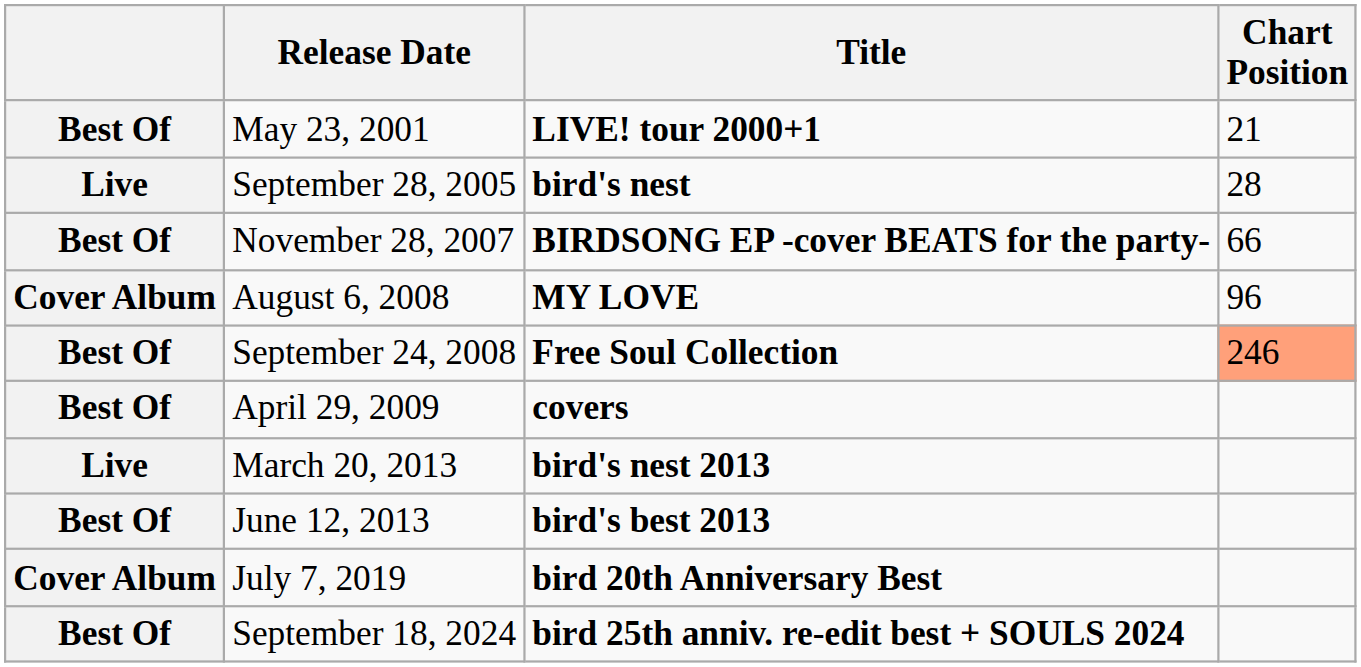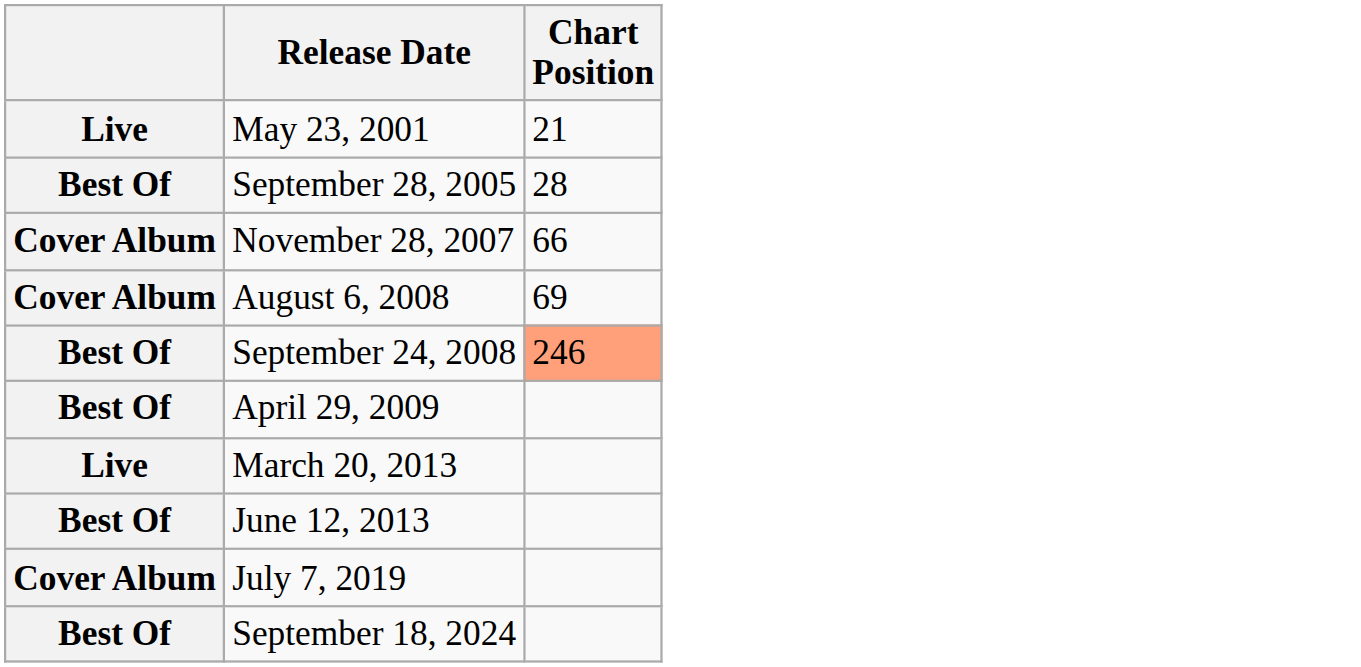- column: (871, 52)
(115, 128) Best Of -> (115, 128) Live
(115, 184) Live -> (115, 184) Best Of
(115, 240) Best Of -> (115, 240) Cover Album
(1244, 296) 96 -> (550, 296) 69
